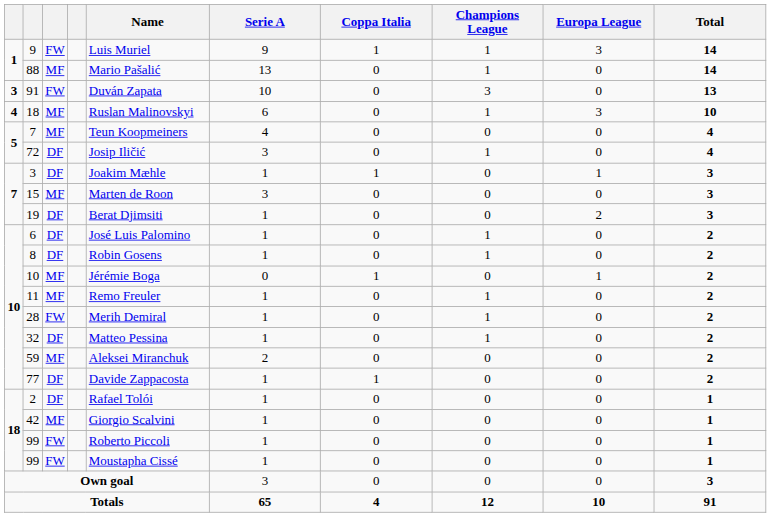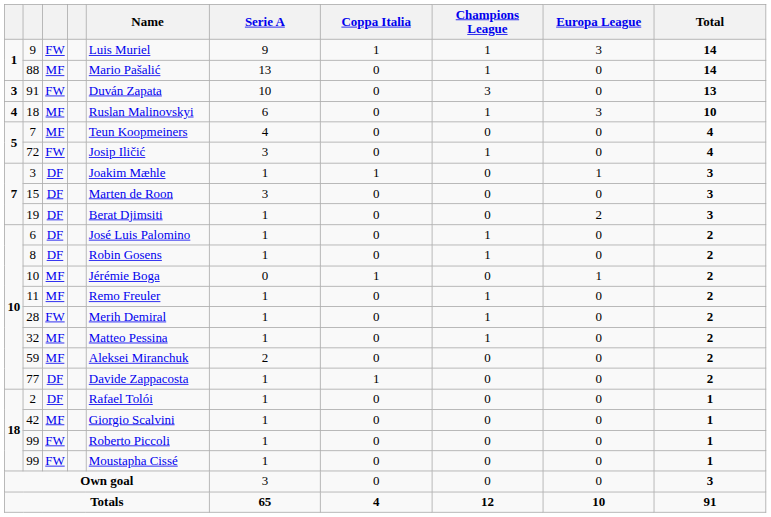(55, 152) DF -> (55, 152) FW
(55, 193) MF -> (55, 193) DF
(55, 337) DF -> (55, 337) MF
